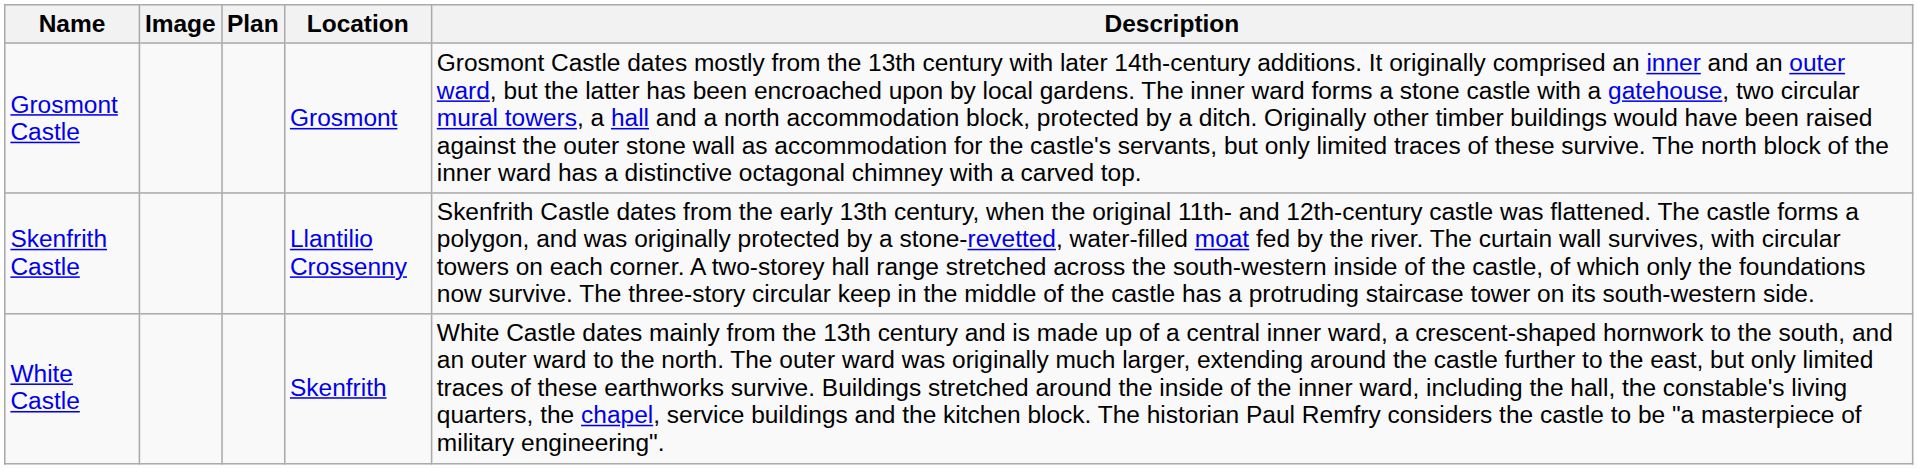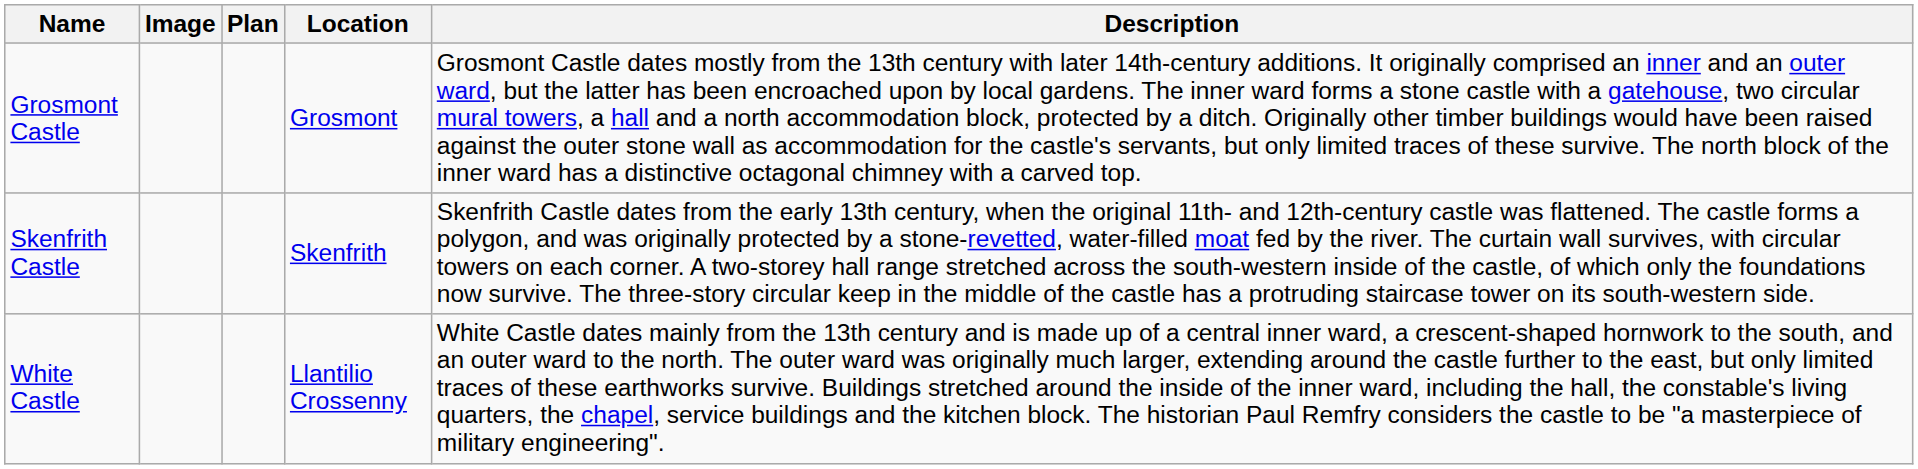(348, 253) Llantilio Crossenny -> (338, 253) Skenfrith
(338, 388) Skenfrith -> (348, 388) Llantilio Crossenny
